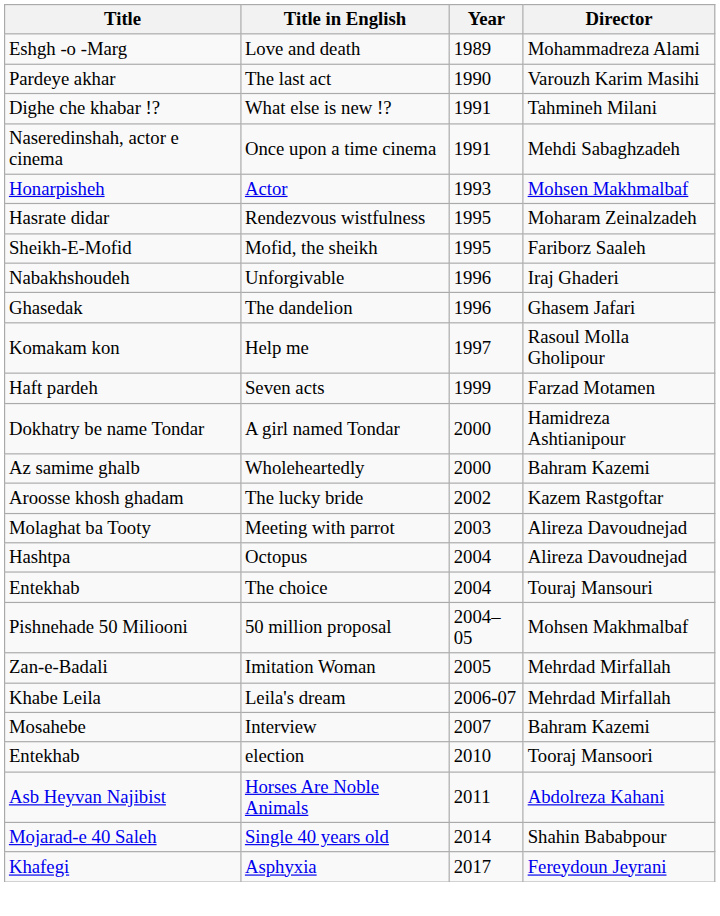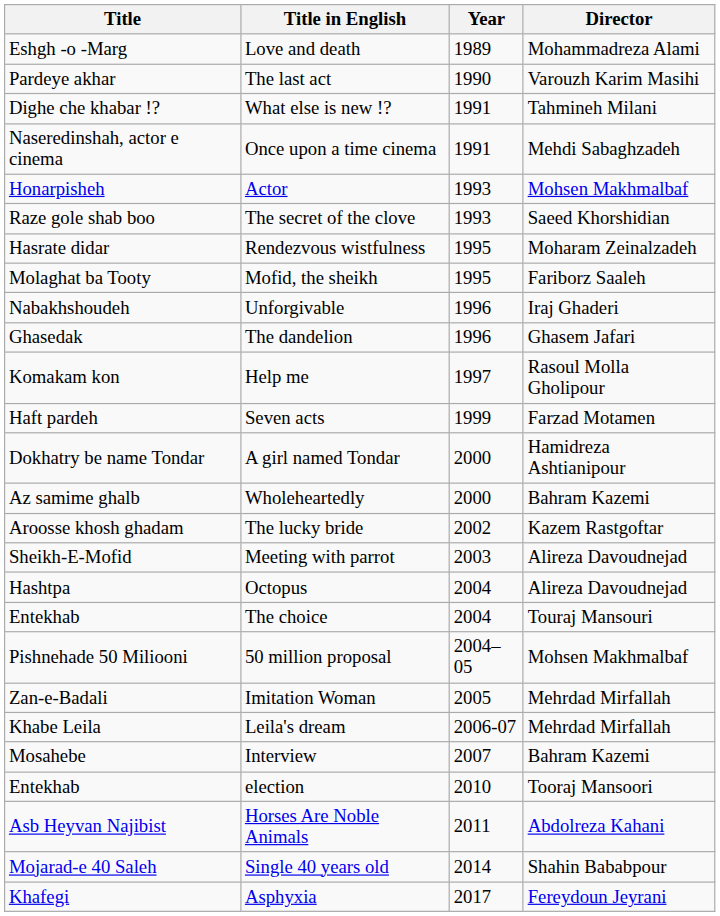+ row: (330, 218)
(70, 248) Sheikh-E-Mofid -> (80, 277) Molaghat ba Tooty
(80, 527) Molaghat ba Tooty -> (70, 557) Sheikh-E-Mofid
